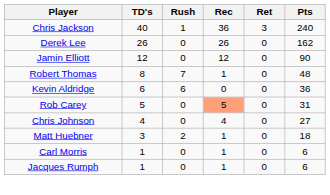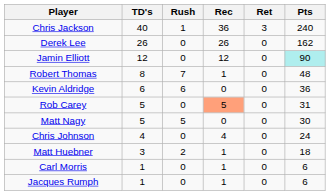(305, 58) no background -> (305, 58) paleturquoise background
+ row: (63, 120)
(305, 120) 27 -> (305, 136) 24
